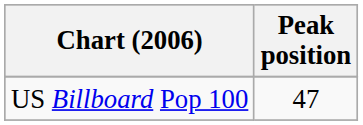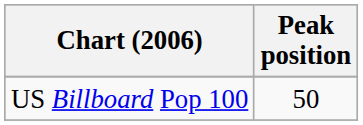(306, 98) 47 -> (306, 98) 50
